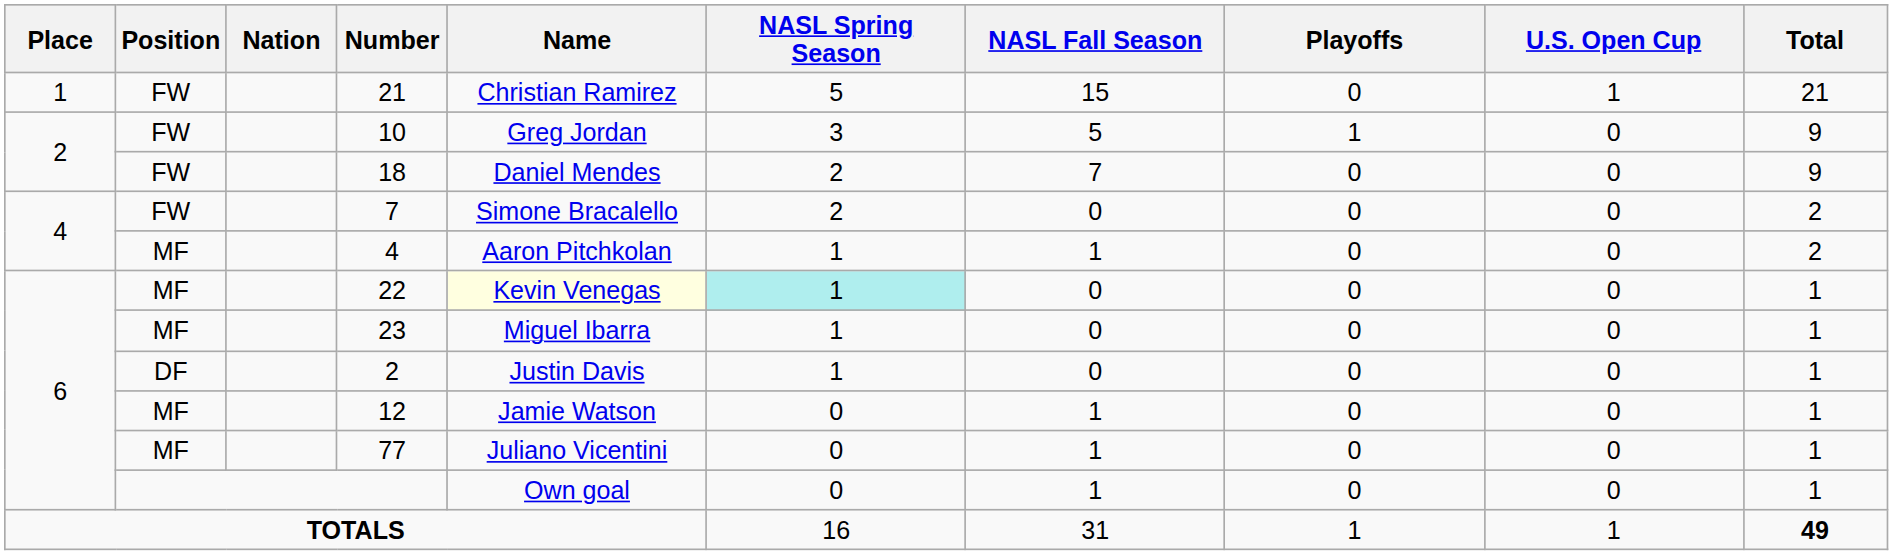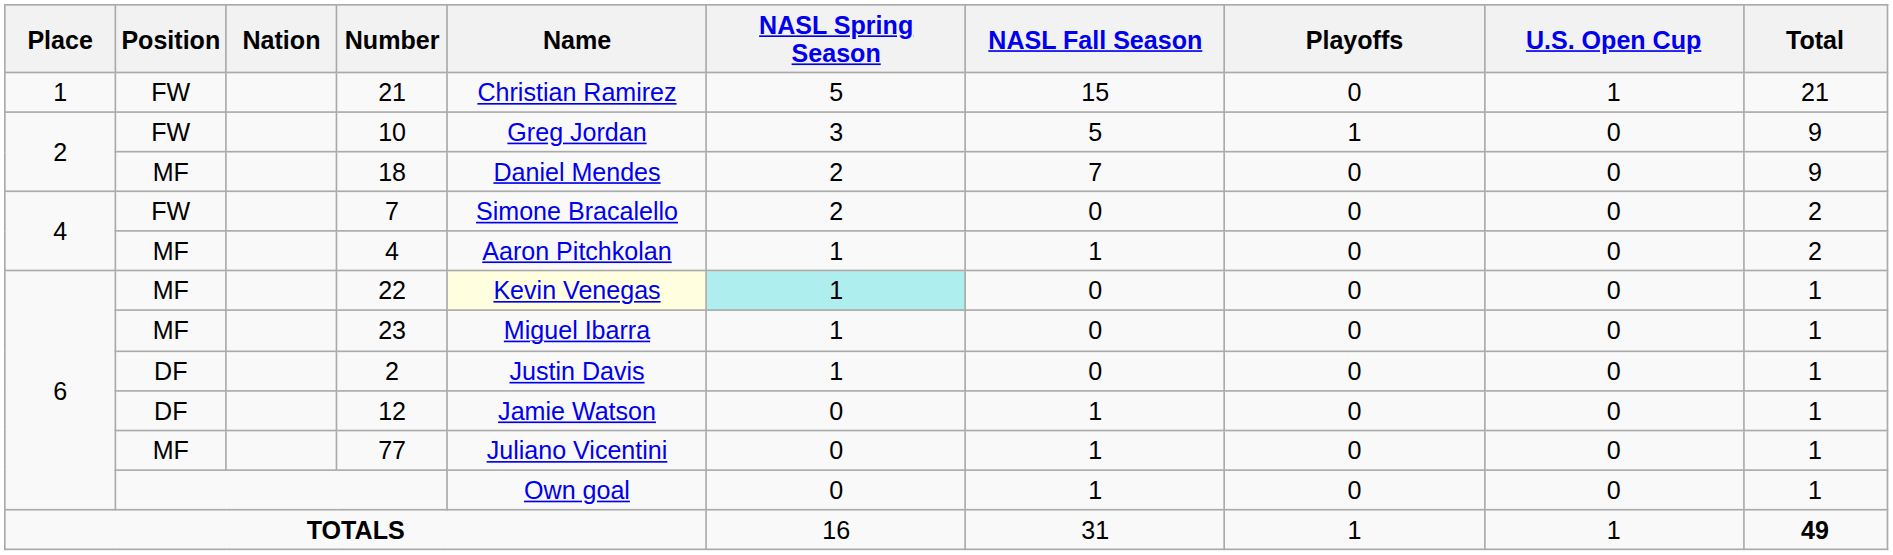(171, 172) FW -> (171, 172) MF
(171, 410) MF -> (171, 410) DF
